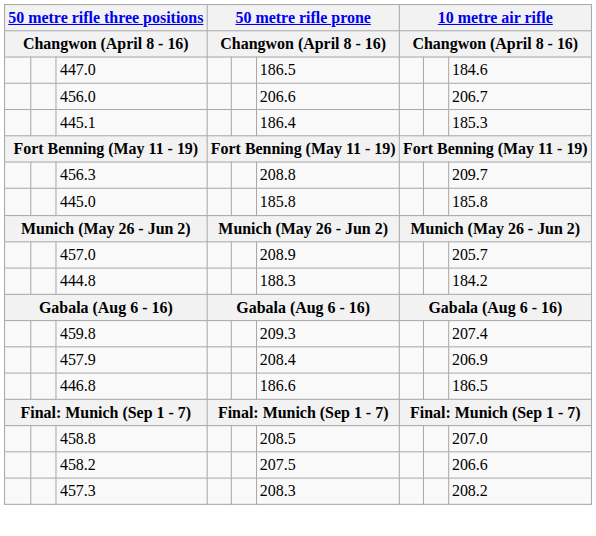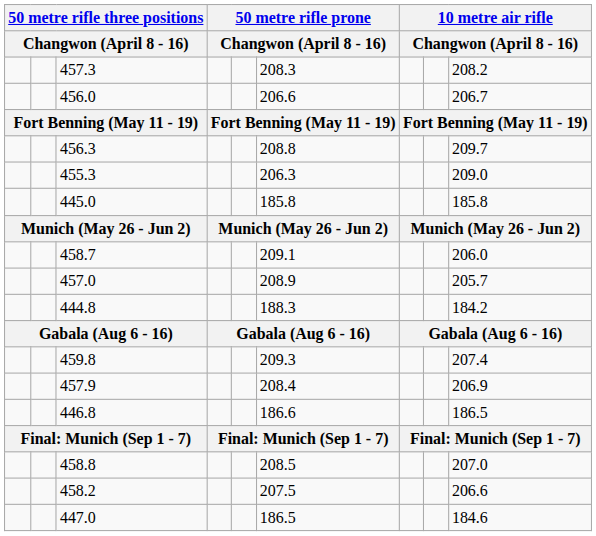rows swapped: (78, 491) <-> (78, 70)
- row: (78, 123)
+ row: (78, 175)
+ row: (78, 254)
